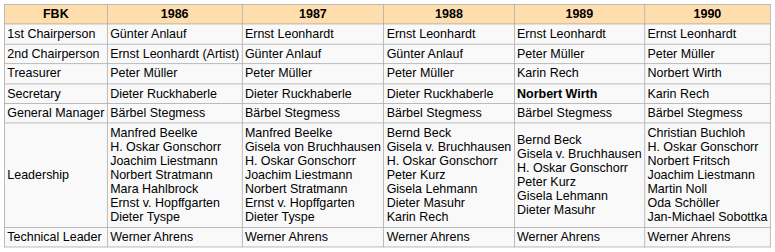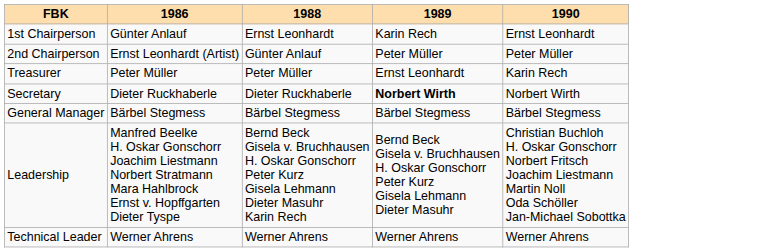- column: (313, 14)
(561, 34) Ernst Leonhardt -> (406, 34) Karin Rech
(548, 73) Karin Rech -> (420, 73) Ernst Leonhardt
(685, 73) Norbert Wirth -> (537, 73) Karin Rech
(678, 93) Karin Rech -> (543, 93) Norbert Wirth
